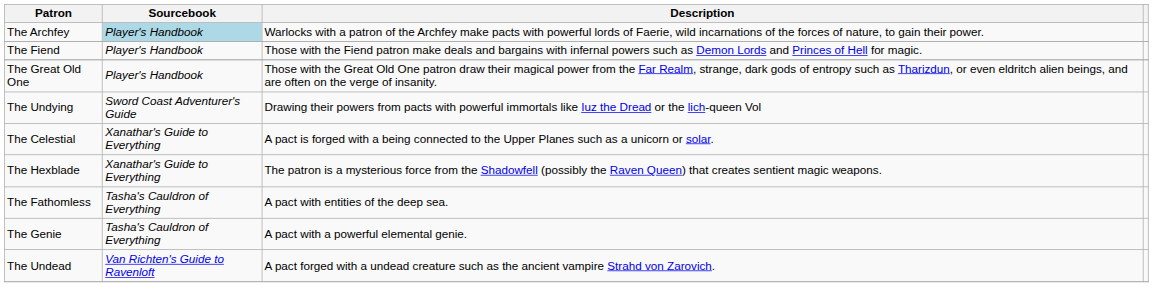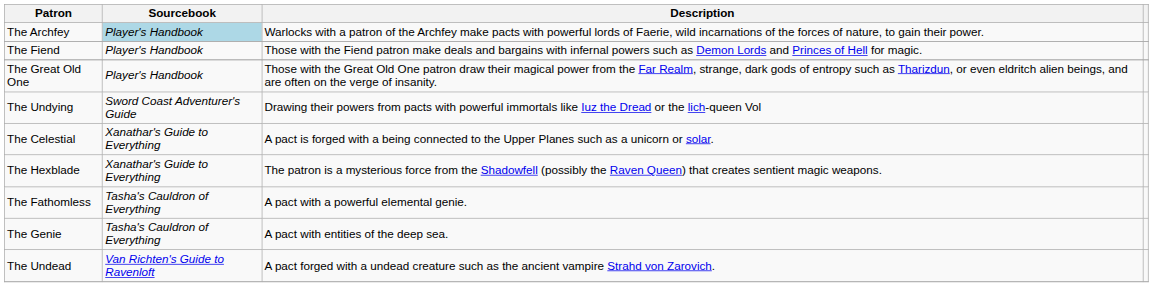(356, 202) A pact with entities of the deep sea. -> (366, 202) A pact with a powerful elemental genie.
(366, 234) A pact with a powerful elemental genie. -> (356, 234) A pact with entities of the deep sea.
